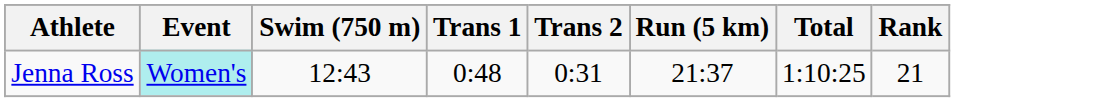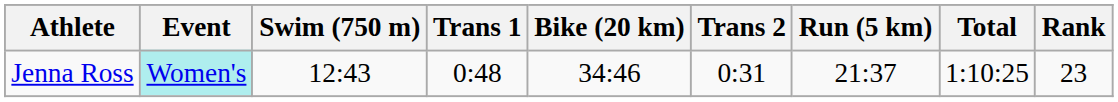+ column: (610, 27)
(910, 72) 21 -> (1074, 72) 23
